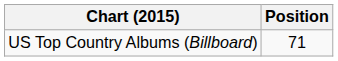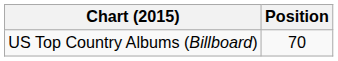(297, 42) 71 -> (297, 42) 70
